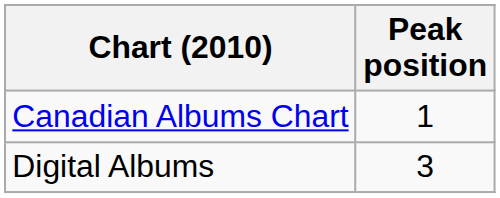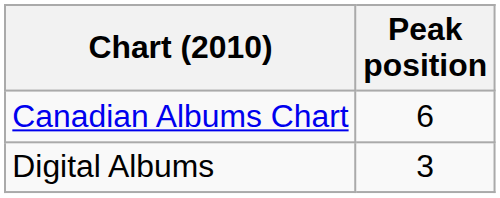(425, 116) 1 -> (425, 116) 6
